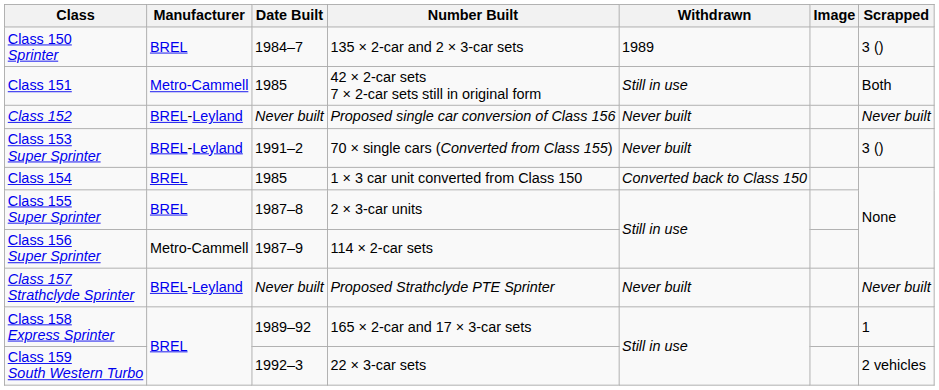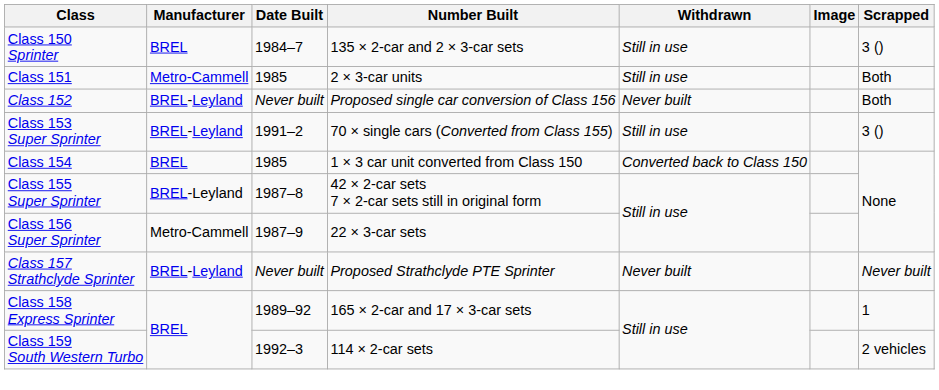(638, 46) 1989 -> (655, 46) Still in use
(436, 85) 42 × 2-car sets 7 × 2-car sets still in original form -> (376, 77) 2 × 3-car units
(896, 116) Never built -> (877, 100) Both
(656, 147) Never built -> (655, 131) Still in use
(169, 209) BREL -> (196, 193) BREL-Leyland
(376, 209) 2 × 3-car units -> (436, 193) 42 × 2-car sets 7 × 2-car sets still in original form
(382, 248) 114 × 2-car sets -> (378, 232) 22 × 3-car sets
(378, 365) 22 × 3-car sets -> (382, 349) 114 × 2-car sets
